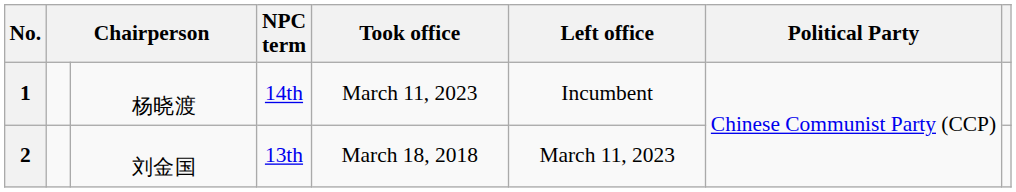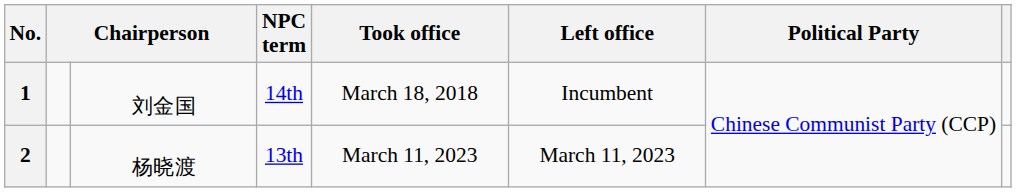(164, 105) 杨晓渡 -> (164, 105) 刘金国
(410, 93) March 11, 2023 -> (410, 93) March 18, 2018
(164, 167) 刘金国 -> (164, 167) 杨晓渡
(410, 155) March 18, 2018 -> (410, 155) March 11, 2023
